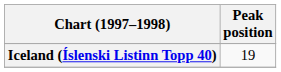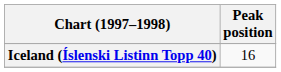(248, 55) 19 -> (248, 55) 16
